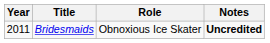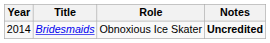(18, 30) 2011 -> (19, 30) 2014
